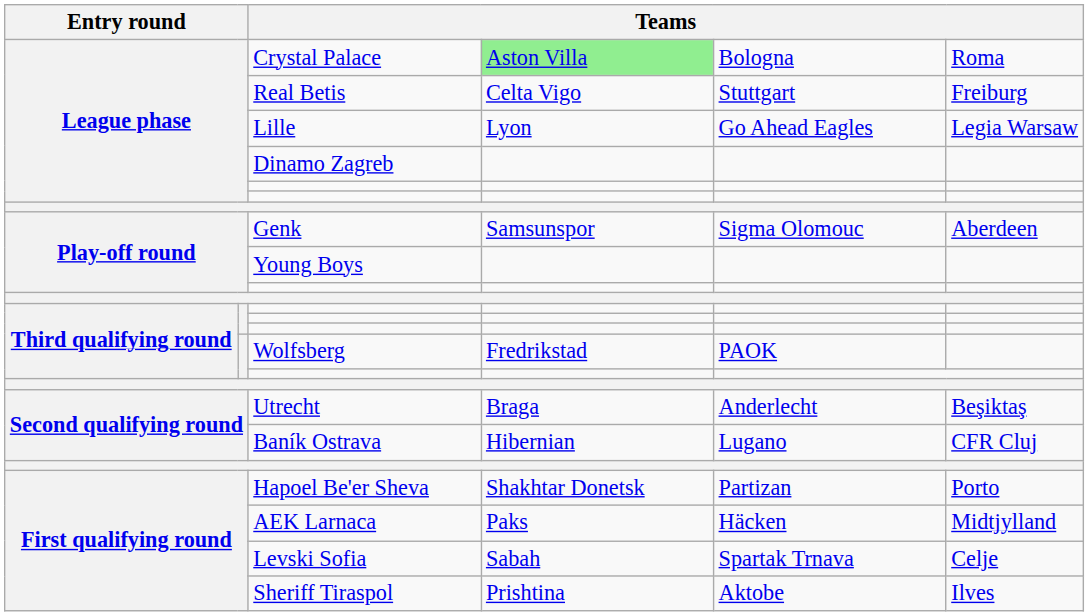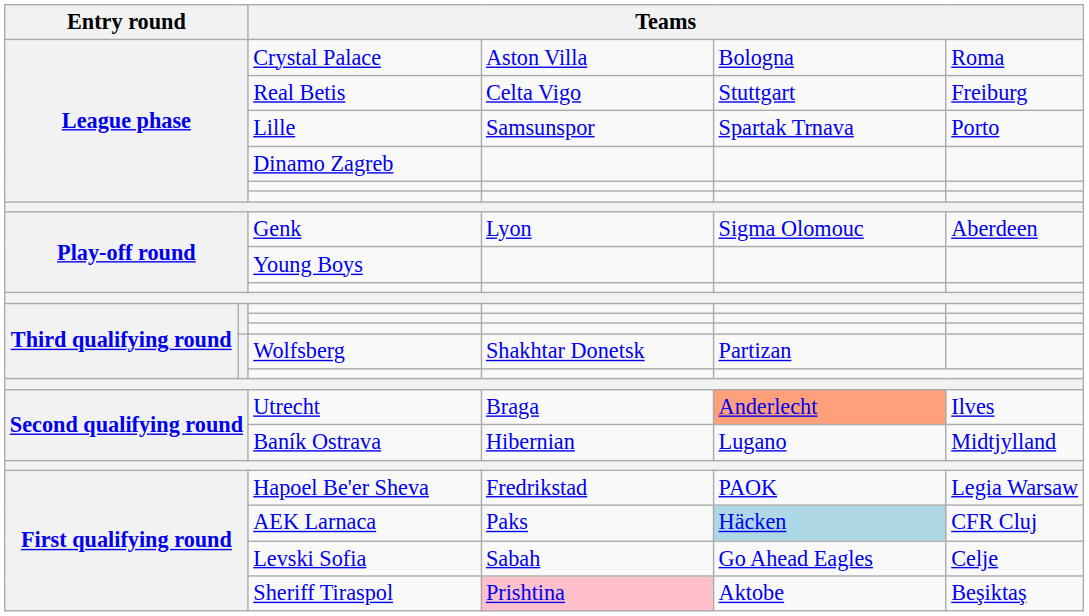(537, 57) lightgreen background -> (537, 57) no background
(509, 127) Lyon -> (540, 127) Samsunspor
(796, 127) Go Ahead Eagles -> (786, 127) Spartak Trnava
(1015, 127) Legia Warsaw -> (975, 127) Porto
(540, 229) Samsunspor -> (509, 229) Lyon
(537, 351) Fredrikstad -> (565, 351) Shakhtar Donetsk
(748, 351) PAOK -> (755, 351) Partizan
(768, 406) no background -> (768, 406) lightsalmon background
(989, 406) Beşiktaş -> (973, 406) Ilves
(994, 442) CFR Cluj -> (1004, 442) Midtjylland
(565, 487) Shakhtar Donetsk -> (537, 487) Fredrikstad
(755, 487) Partizan -> (748, 487) PAOK
(975, 487) Porto -> (1015, 487) Legia Warsaw
(753, 522) no background -> (753, 522) lightblue background
(1004, 522) Midtjylland -> (994, 522) CFR Cluj
(786, 558) Spartak Trnava -> (796, 558) Go Ahead Eagles
(525, 593) no background -> (525, 593) pink background
(973, 593) Ilves -> (989, 593) Beşiktaş
